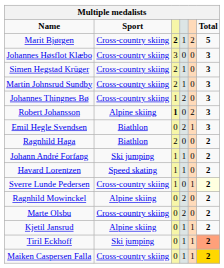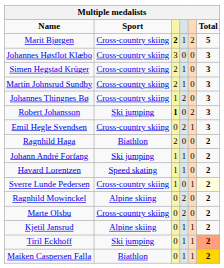(133, 112) Alpine skiing -> (133, 112) Ski jumping
(133, 127) Biathlon -> (133, 127) Cross-country skiing
(133, 256) Cross-country skiing -> (133, 256) Biathlon
